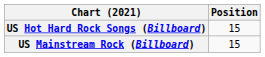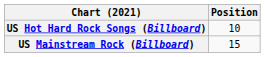(234, 28) 15 -> (234, 28) 10
